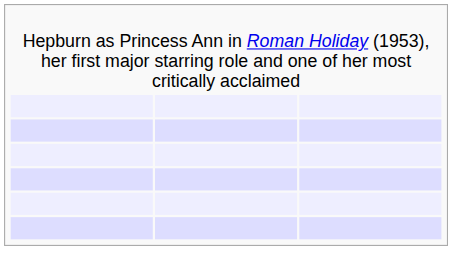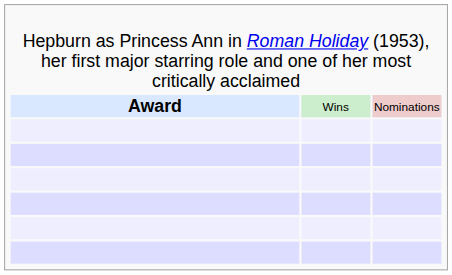+ row: (155, 106)
